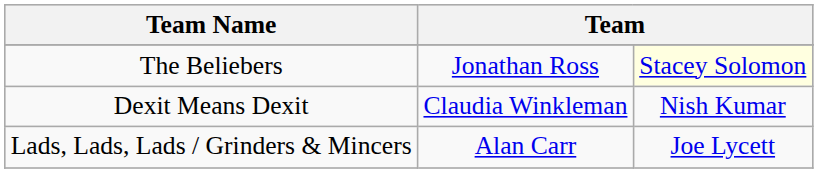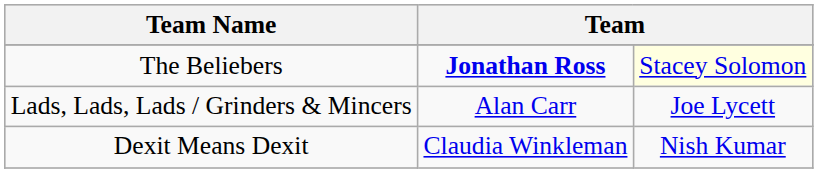(525, 65) normal -> (525, 65) bold
rows swapped: (211, 106) <-> (211, 146)
